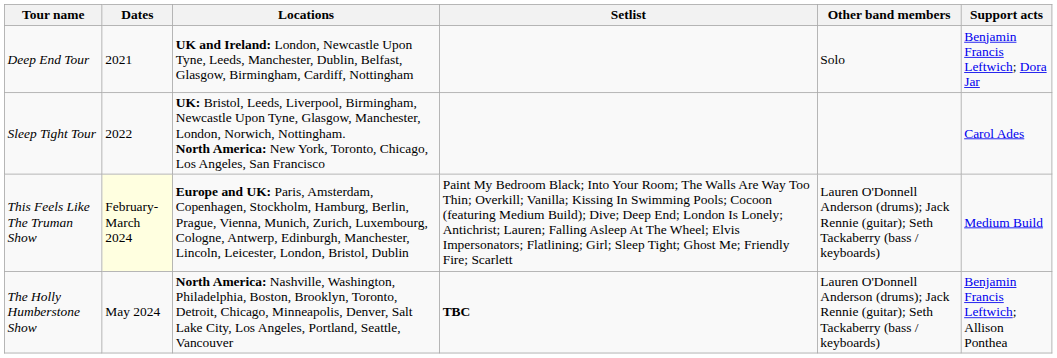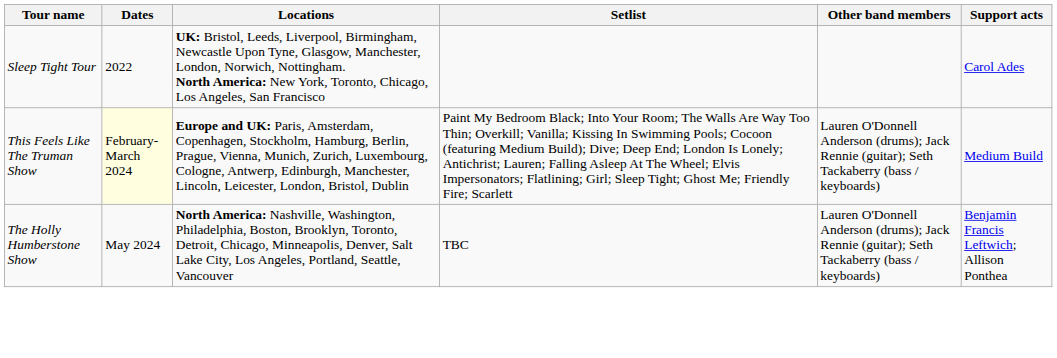- row: (48, 59)
(456, 312) bold -> (456, 245) normal
